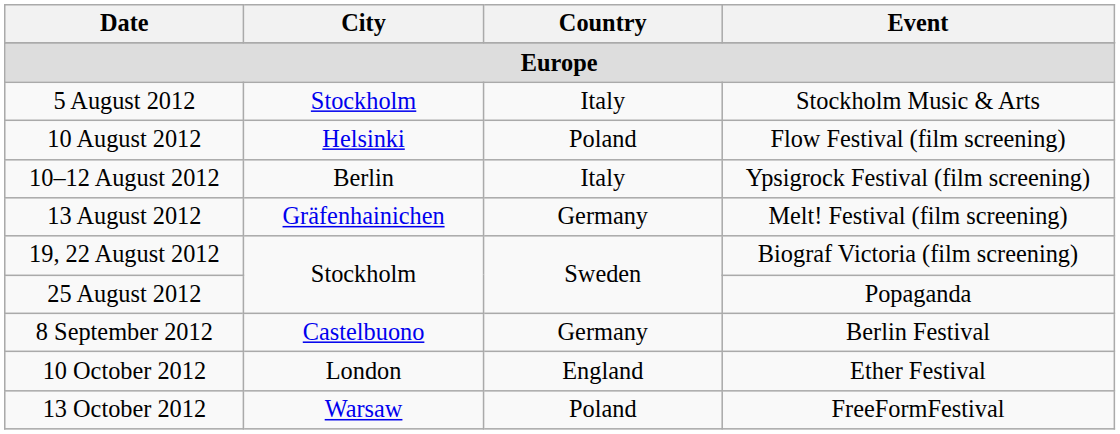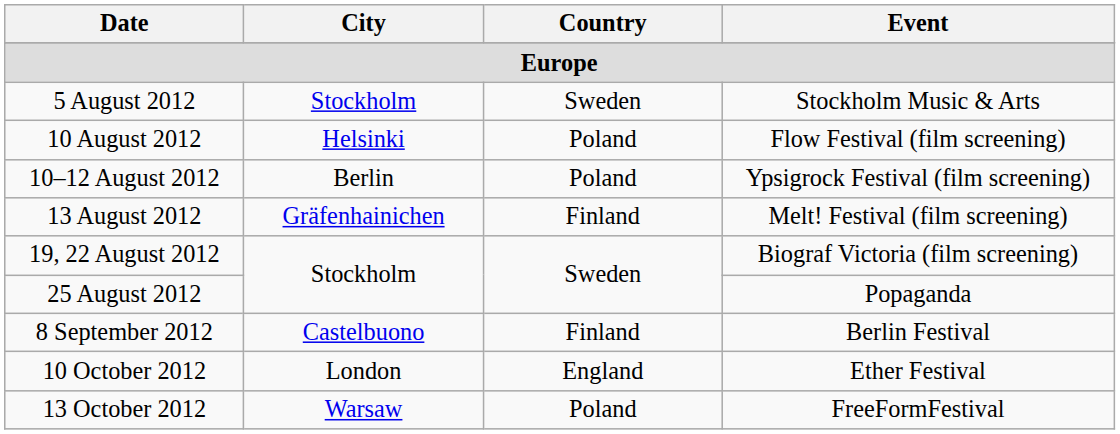(603, 100) Italy -> (603, 100) Sweden
(603, 178) Italy -> (603, 178) Poland
(603, 216) Germany -> (603, 216) Finland
(603, 332) Germany -> (603, 332) Finland
